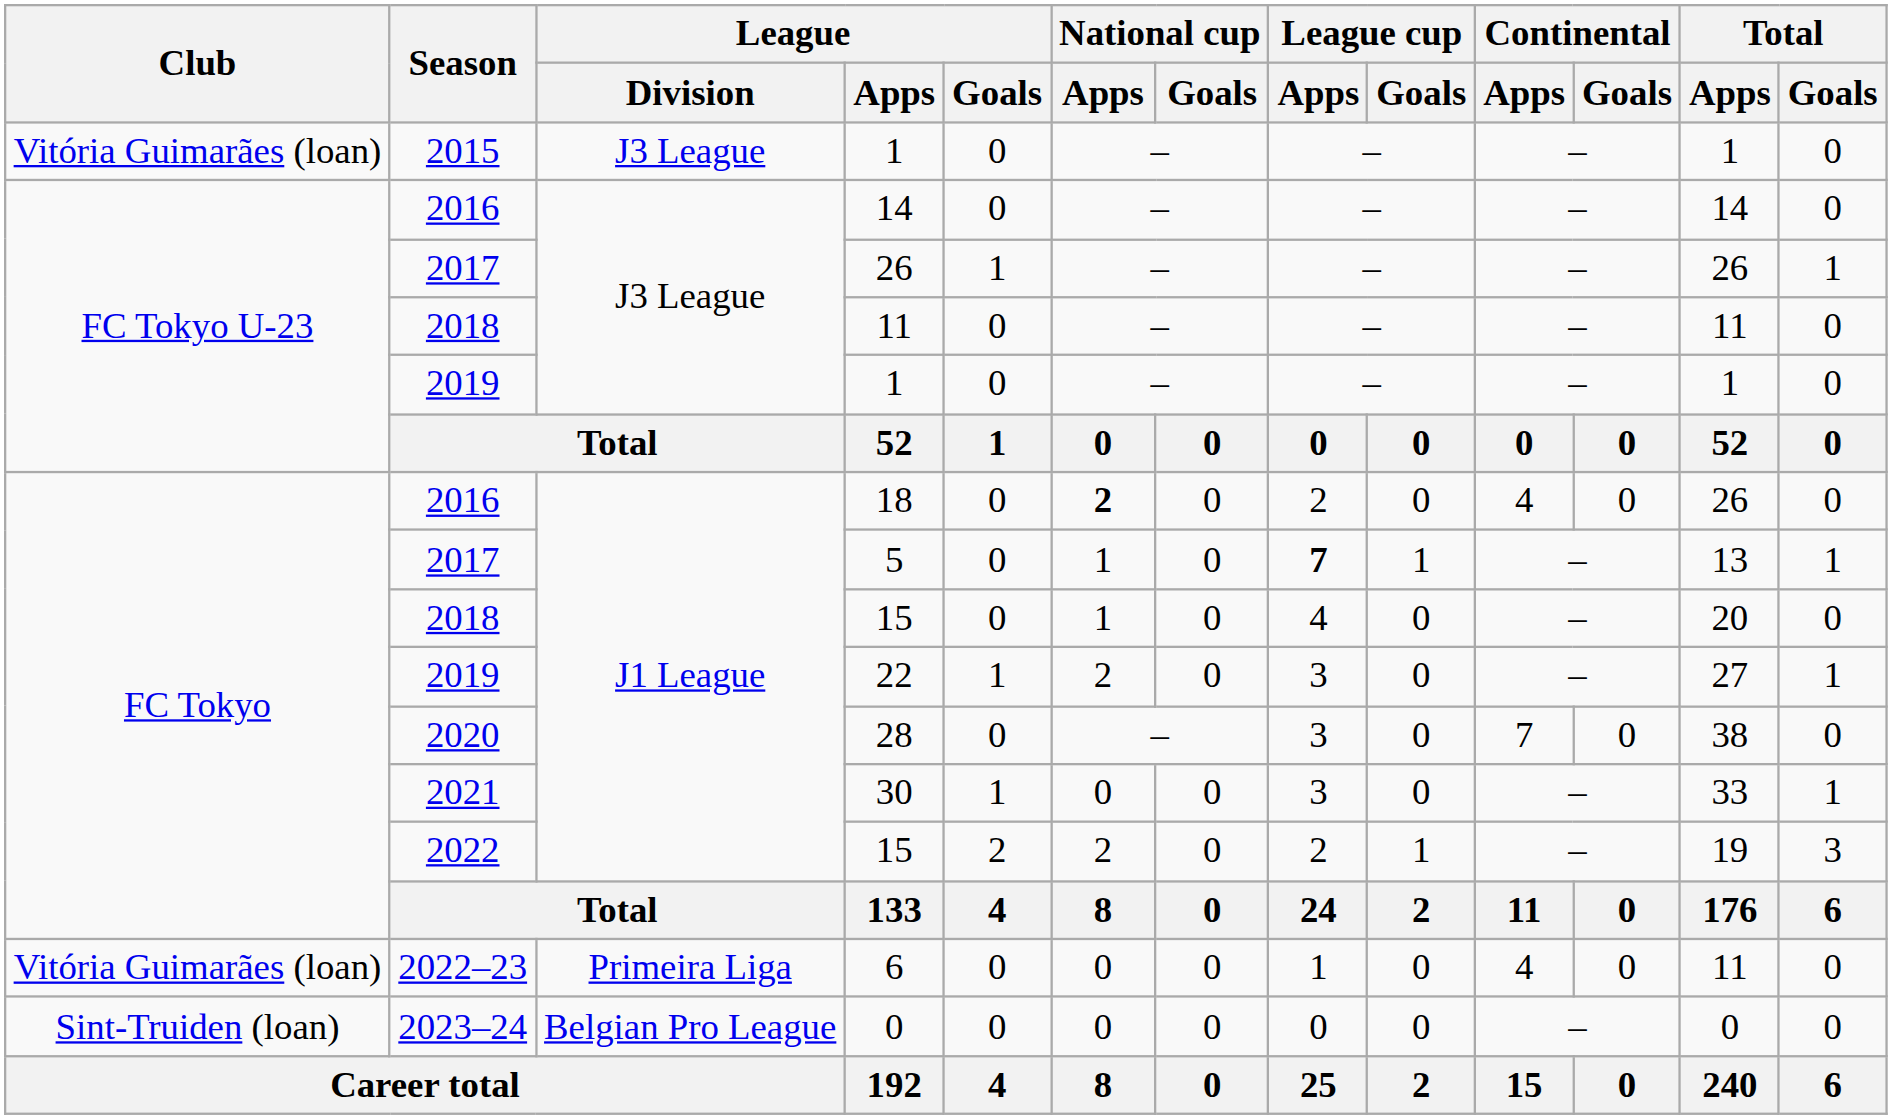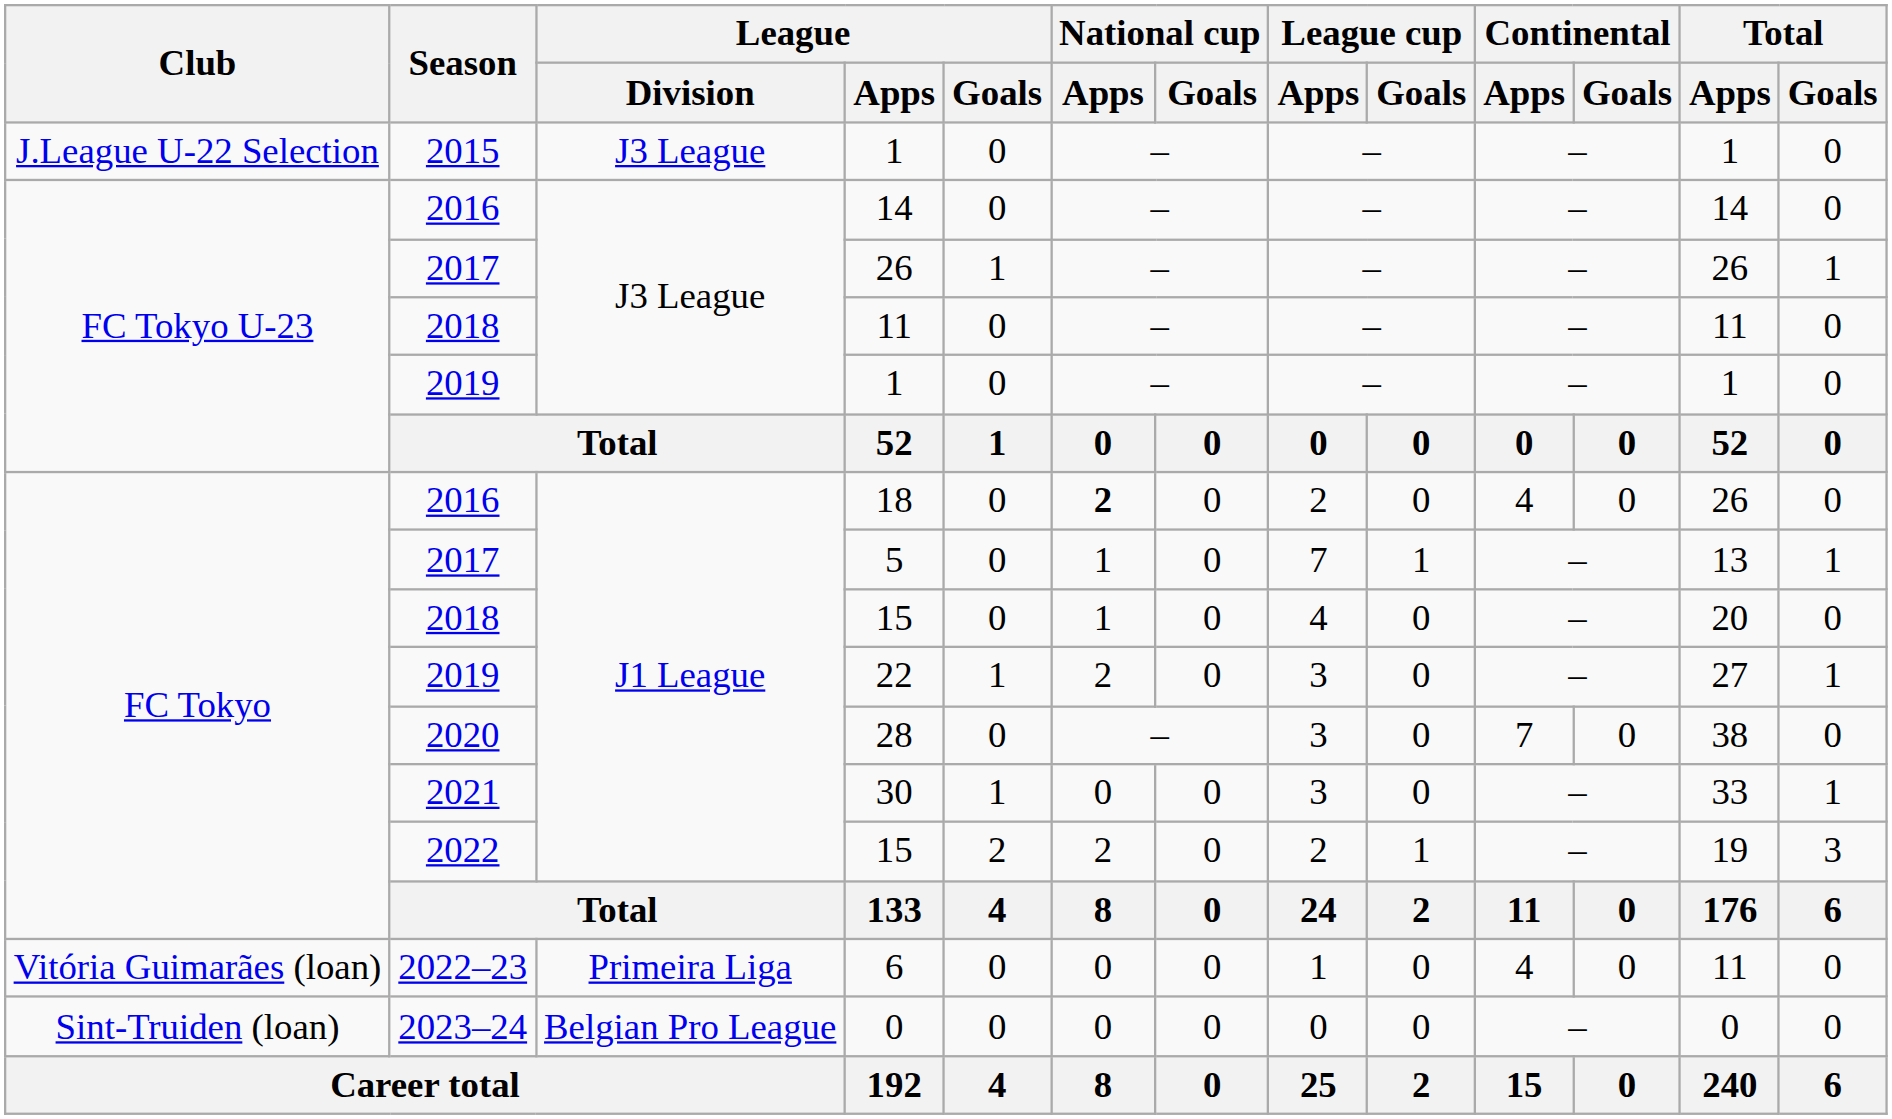(197, 150) Vitória Guimarães (loan) -> (197, 150) J.League U-22 Selection
(1318, 558) bold -> (1318, 558) normal
